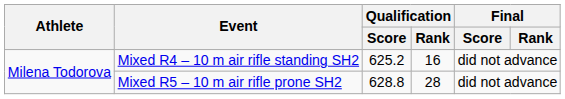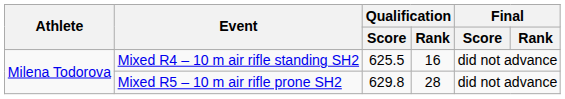(387, 61) 625.2 -> (387, 61) 625.5
(387, 83) 628.8 -> (387, 83) 629.8
